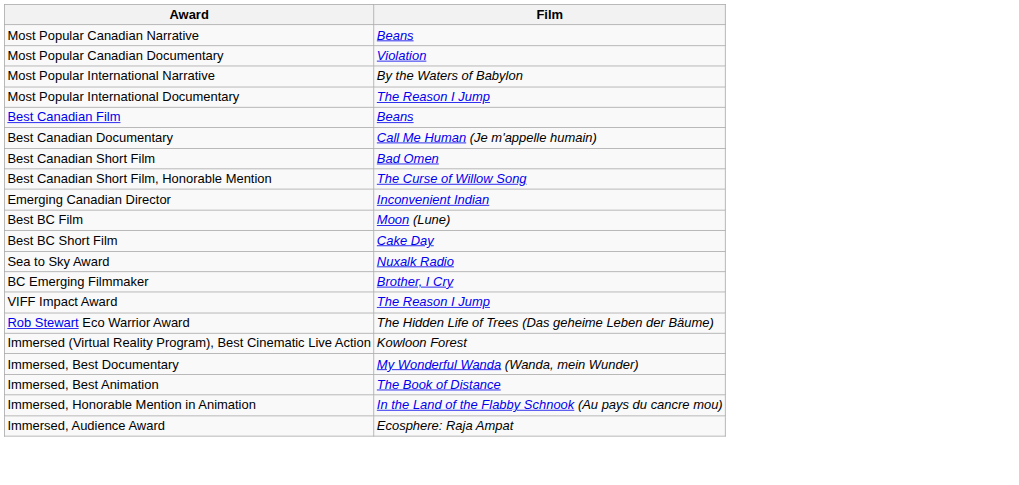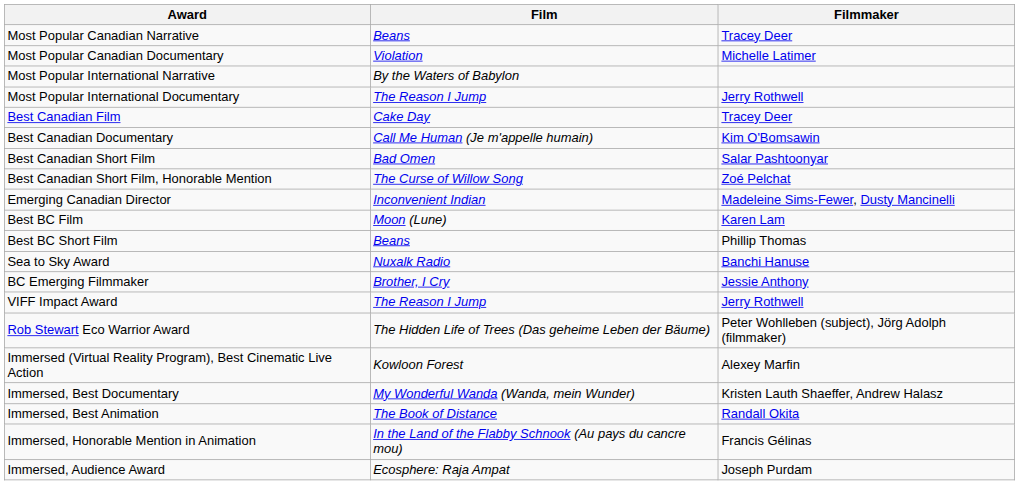+ column: (866, 14)
(395, 117) Beans -> (402, 117) Cake Day
(405, 240) Cake Day -> (392, 240) Beans
